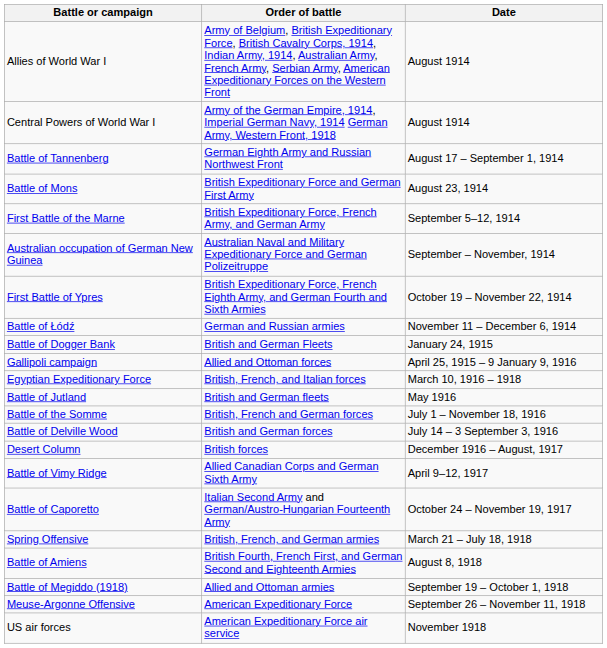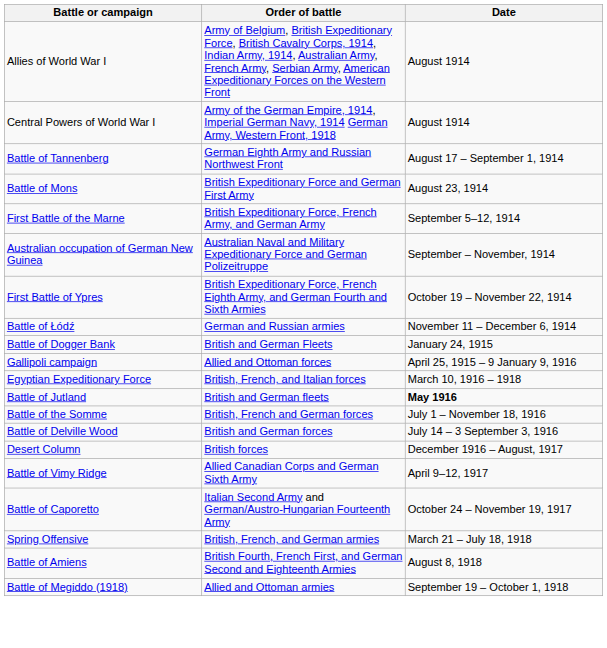(432, 397) normal -> (432, 397) bold
- row: (71, 604)
- row: (39, 628)
